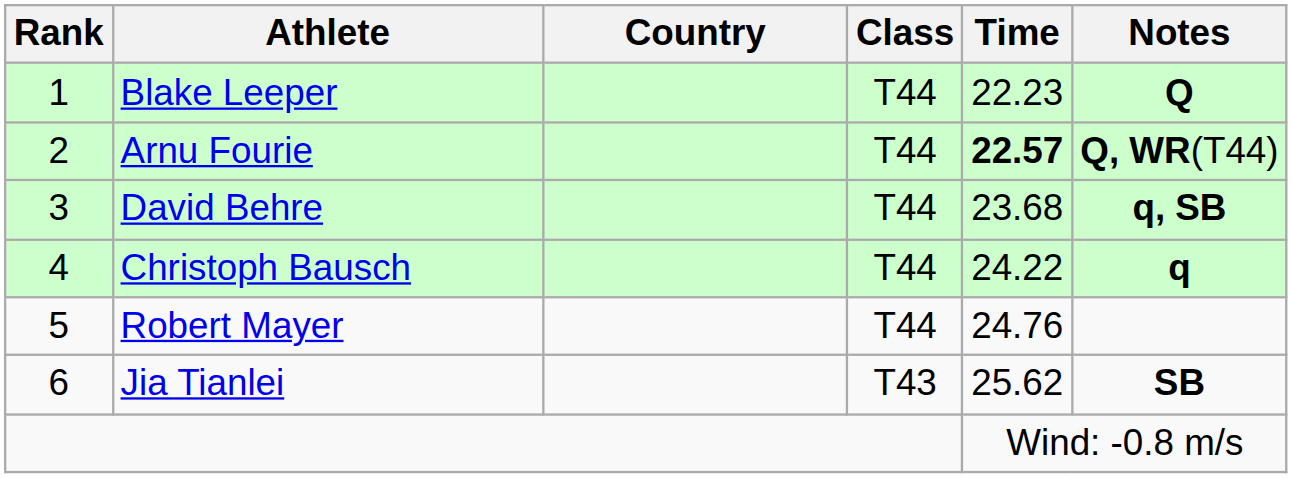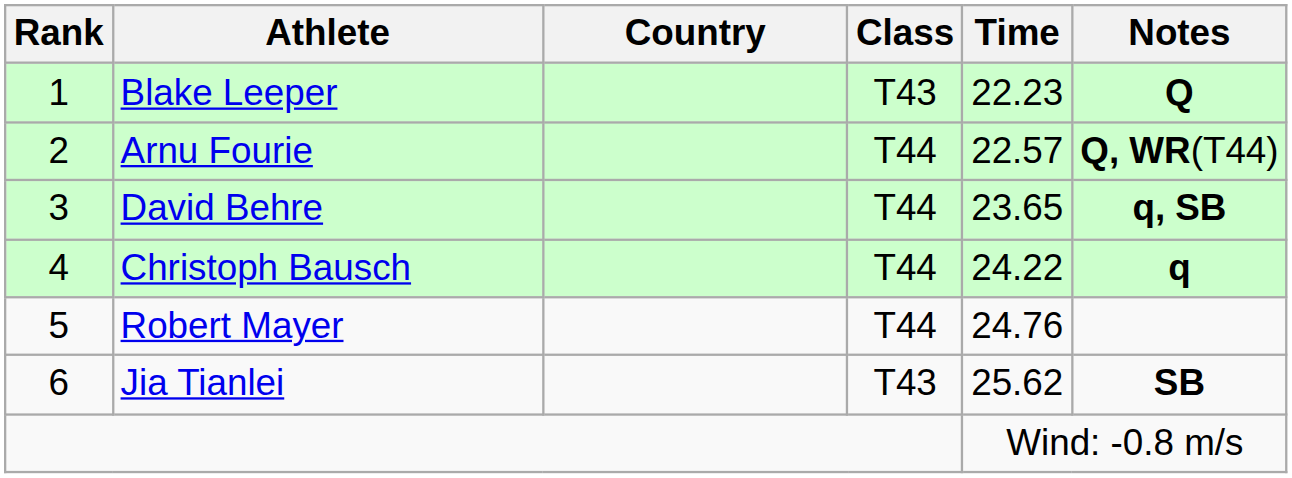(905, 92) T44 -> (905, 92) T43
(1017, 150) bold -> (1017, 150) normal
(1017, 208) 23.68 -> (1017, 208) 23.65
